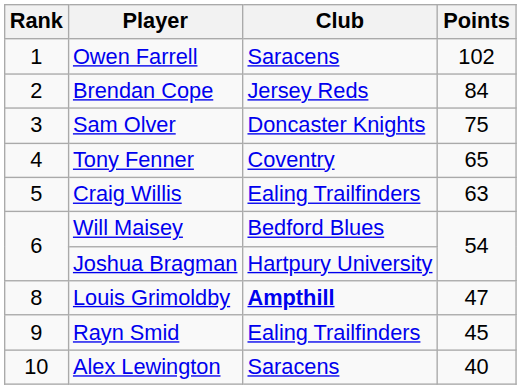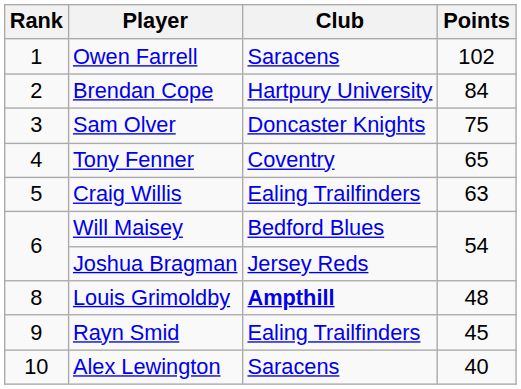(308, 90) Jersey Reds -> (340, 90) Hartpury University
(340, 263) Hartpury University -> (308, 263) Jersey Reds
(477, 297) 47 -> (477, 297) 48
